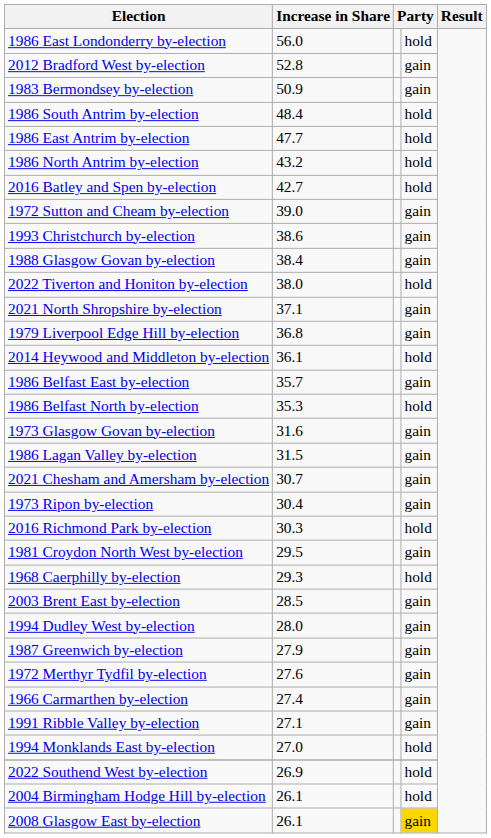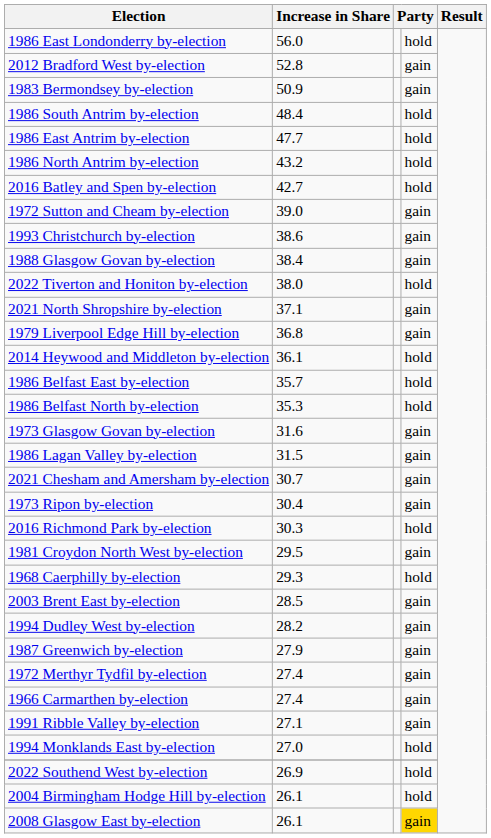(418, 382) gain -> (418, 382) hold
(290, 625) 28.0 -> (290, 625) 28.2
(290, 674) 27.6 -> (290, 674) 27.4
